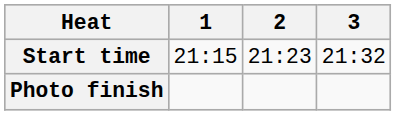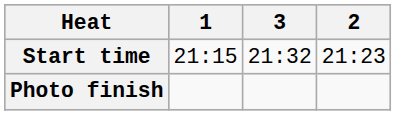columns swapped: (280, 22) <-> (354, 22)
